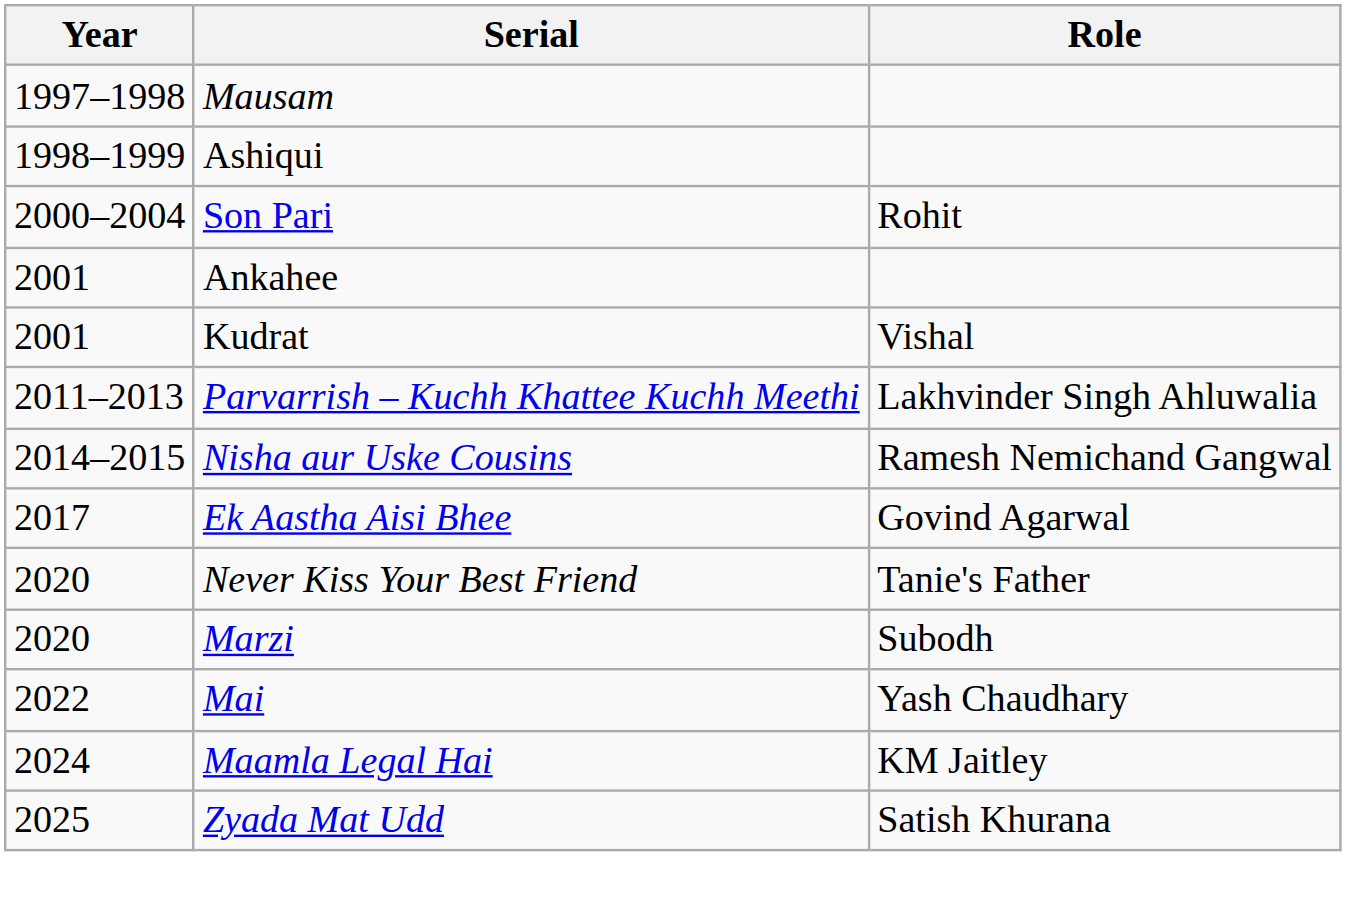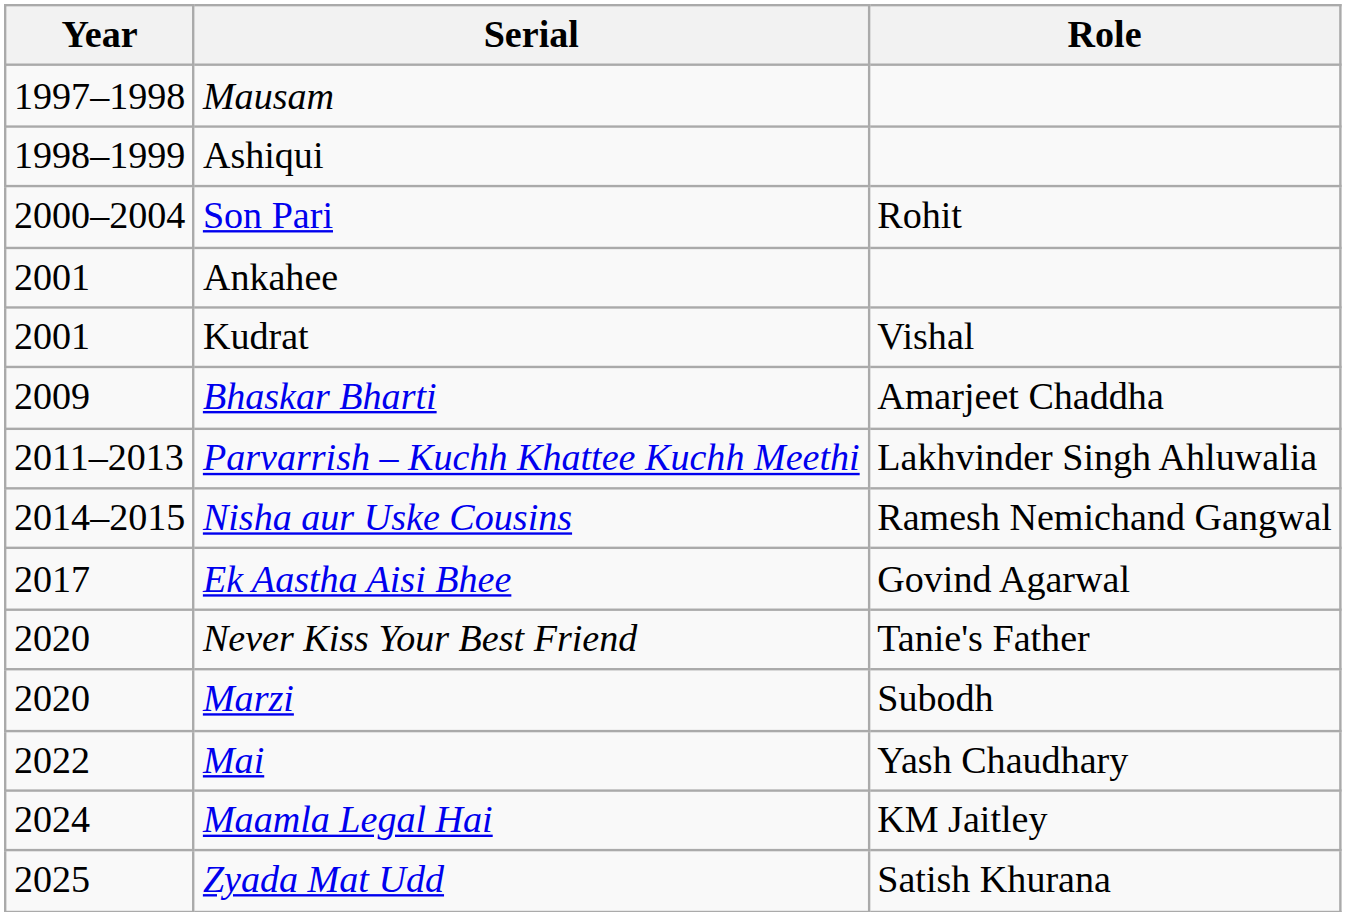+ row: (320, 397)
